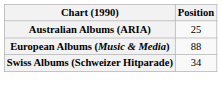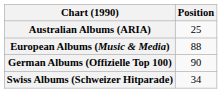+ row: (90, 63)
